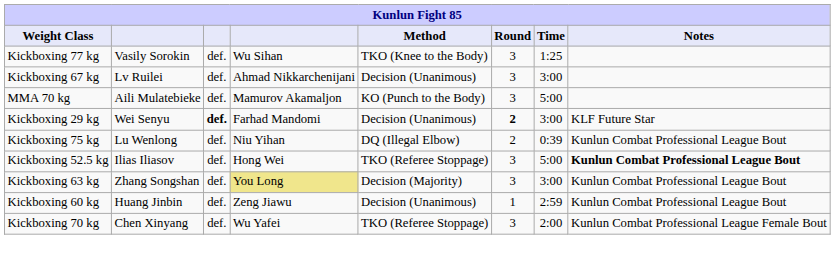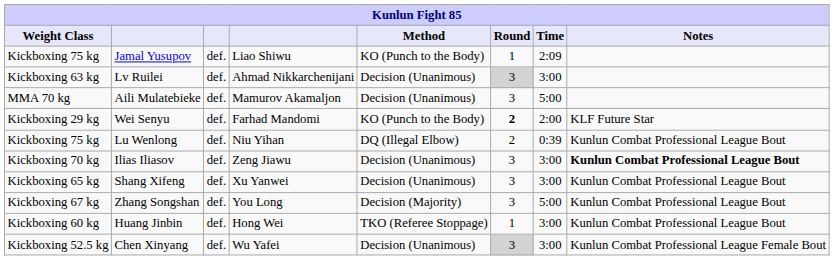- row: (152, 56)
+ row: (153, 56)
(53, 77) Kickboxing 67 kg -> (53, 77) Kickboxing 63 kg
(513, 77) no background -> (512, 77) lightgrey background
(423, 98) KO (Punch to the Body) -> (418, 98) Decision (Unanimous)
(217, 119) bold -> (216, 119) normal
(419, 119) Decision (Unanimous) -> (422, 119) KO (Punch to the Body)
(551, 119) 3:00 -> (550, 119) 2:00
(58, 160) Kickboxing 52.5 kg -> (53, 160) Kickboxing 70 kg
(258, 160) Hong Wei -> (262, 160) Zeng Jiawu
(425, 160) TKO (Referee Stoppage) -> (418, 160) Decision (Unanimous)
(551, 160) 5:00 -> (550, 160) 3:00
+ row: (150, 181)
(53, 181) Kickboxing 63 kg -> (53, 202) Kickboxing 67 kg
(258, 181) khaki background -> (257, 202) no background
(551, 181) 3:00 -> (550, 202) 5:00
(262, 202) Zeng Jiawu -> (258, 223) Hong Wei
(419, 202) Decision (Unanimous) -> (424, 223) TKO (Referee Stoppage)
(551, 202) 2:59 -> (550, 223) 3:00
(53, 223) Kickboxing 70 kg -> (58, 244) Kickboxing 52.5 kg
(425, 223) TKO (Referee Stoppage) -> (418, 244) Decision (Unanimous)
(513, 223) no background -> (512, 244) lightgrey background
(551, 223) 2:00 -> (550, 244) 3:00
